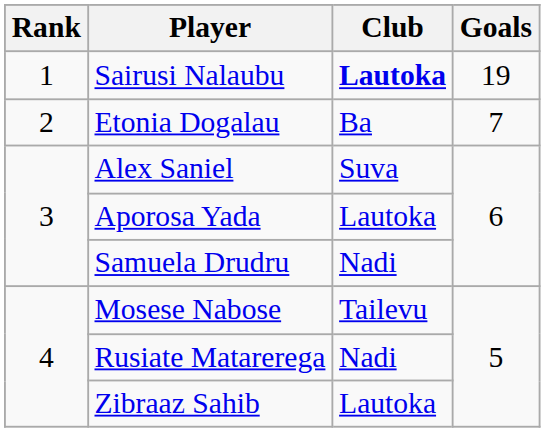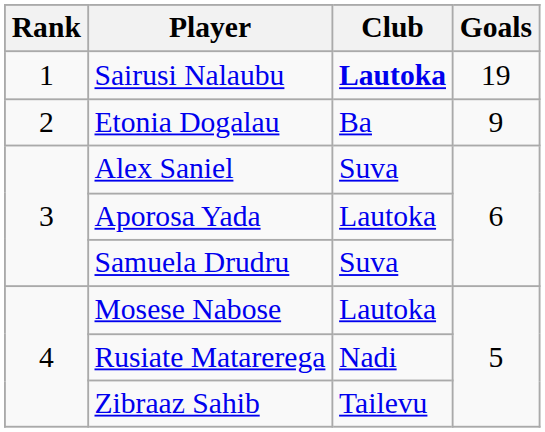(496, 121) 7 -> (496, 121) 9
(368, 262) Nadi -> (369, 262) Suva
(383, 309) Tailevu -> (388, 309) Lautoka
(388, 403) Lautoka -> (383, 403) Tailevu
